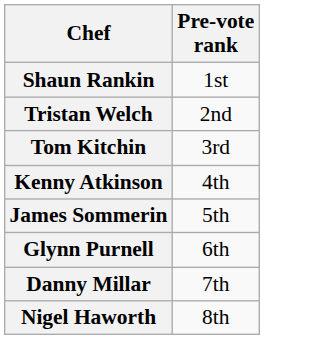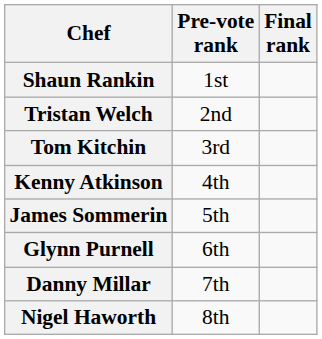+ column: (288, 33)
